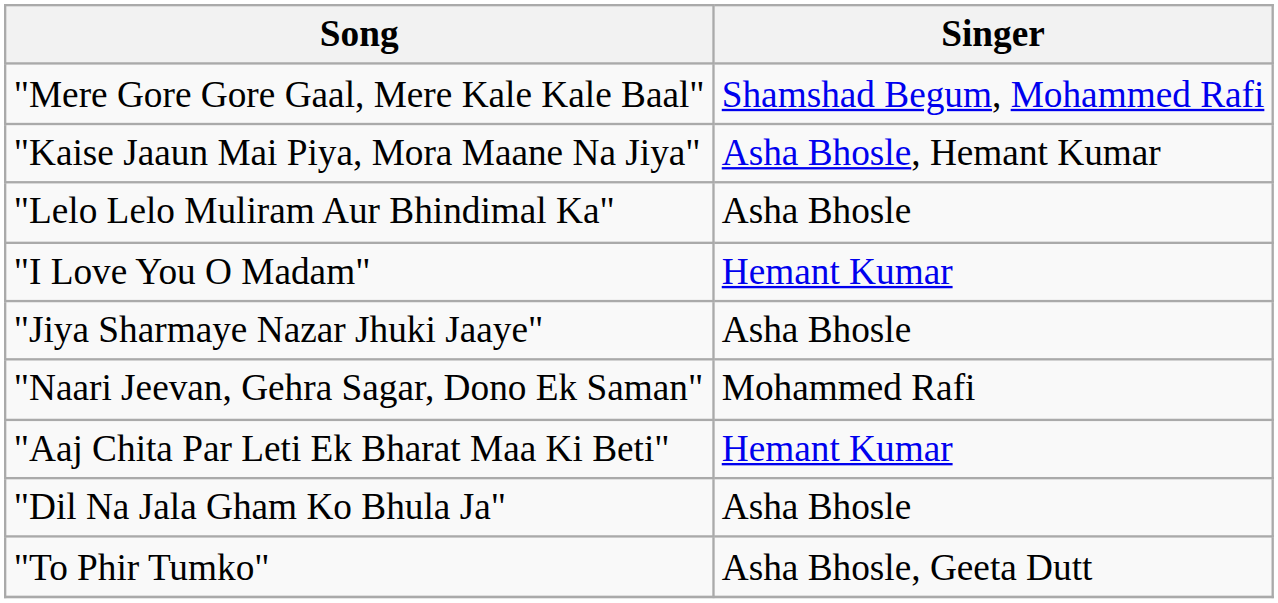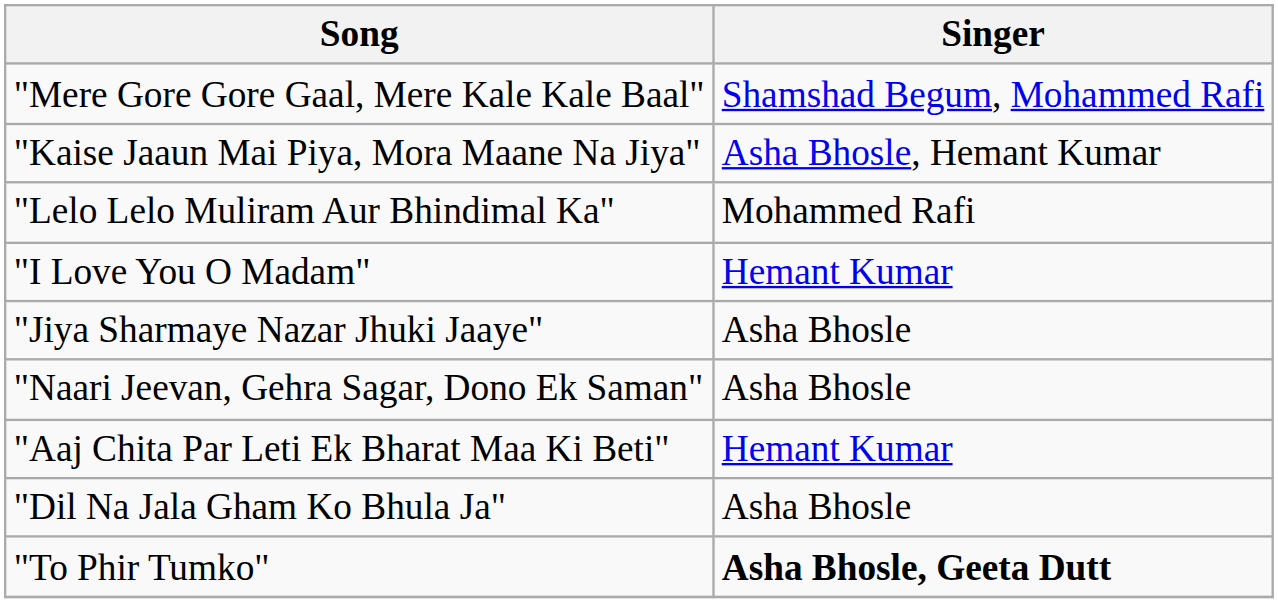(816, 211) Asha Bhosle -> (849, 211) Mohammed Rafi
(849, 388) Mohammed Rafi -> (816, 388) Asha Bhosle
(907, 566) normal -> (916, 566) bold
